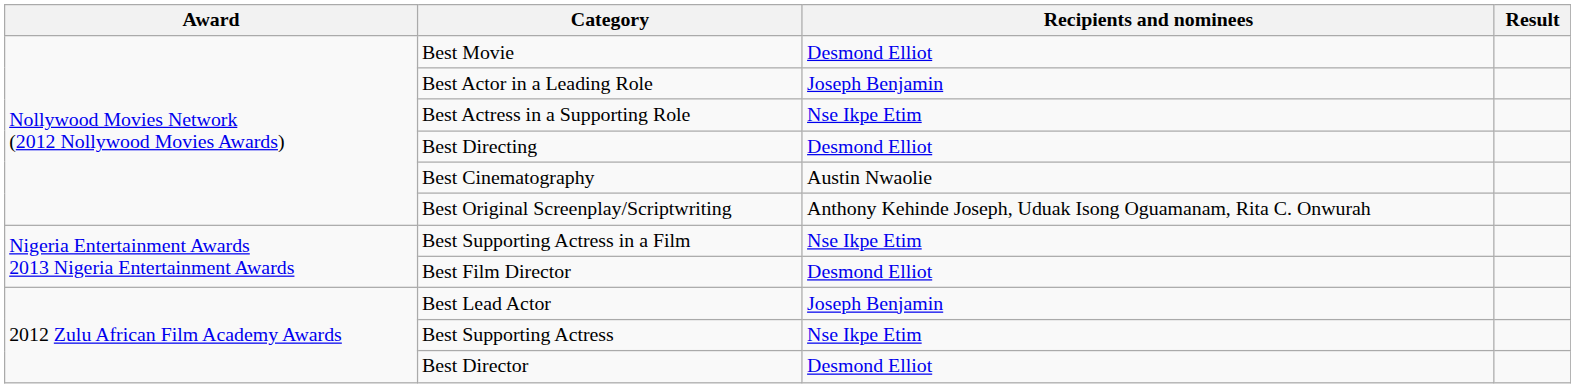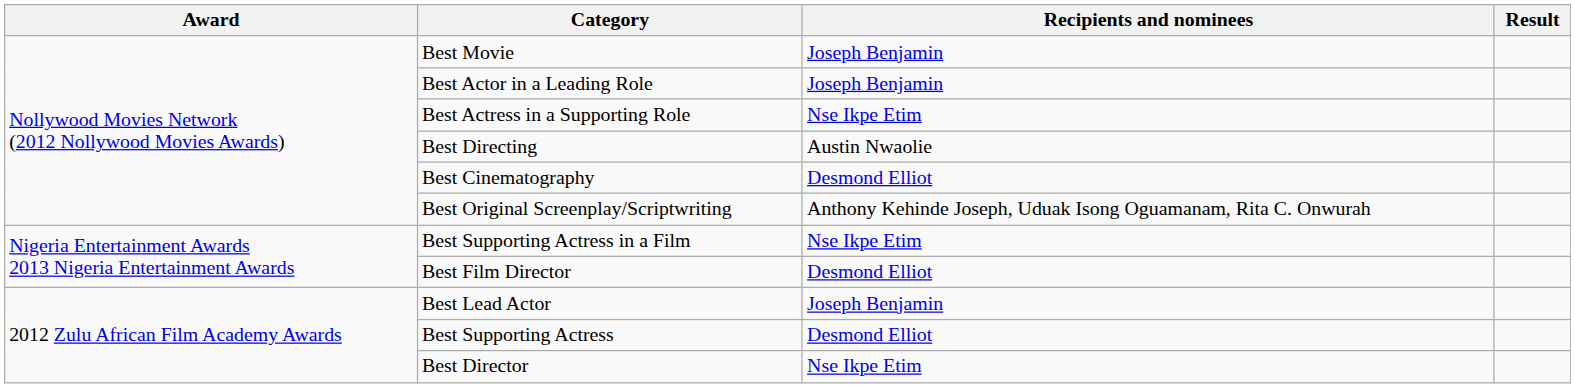(870, 51) Desmond Elliot -> (875, 51) Joseph Benjamin
(870, 146) Desmond Elliot -> (870, 146) Austin Nwaolie
(870, 177) Austin Nwaolie -> (870, 177) Desmond Elliot
(864, 334) Nse Ikpe Etim -> (870, 334) Desmond Elliot
(870, 366) Desmond Elliot -> (864, 366) Nse Ikpe Etim
